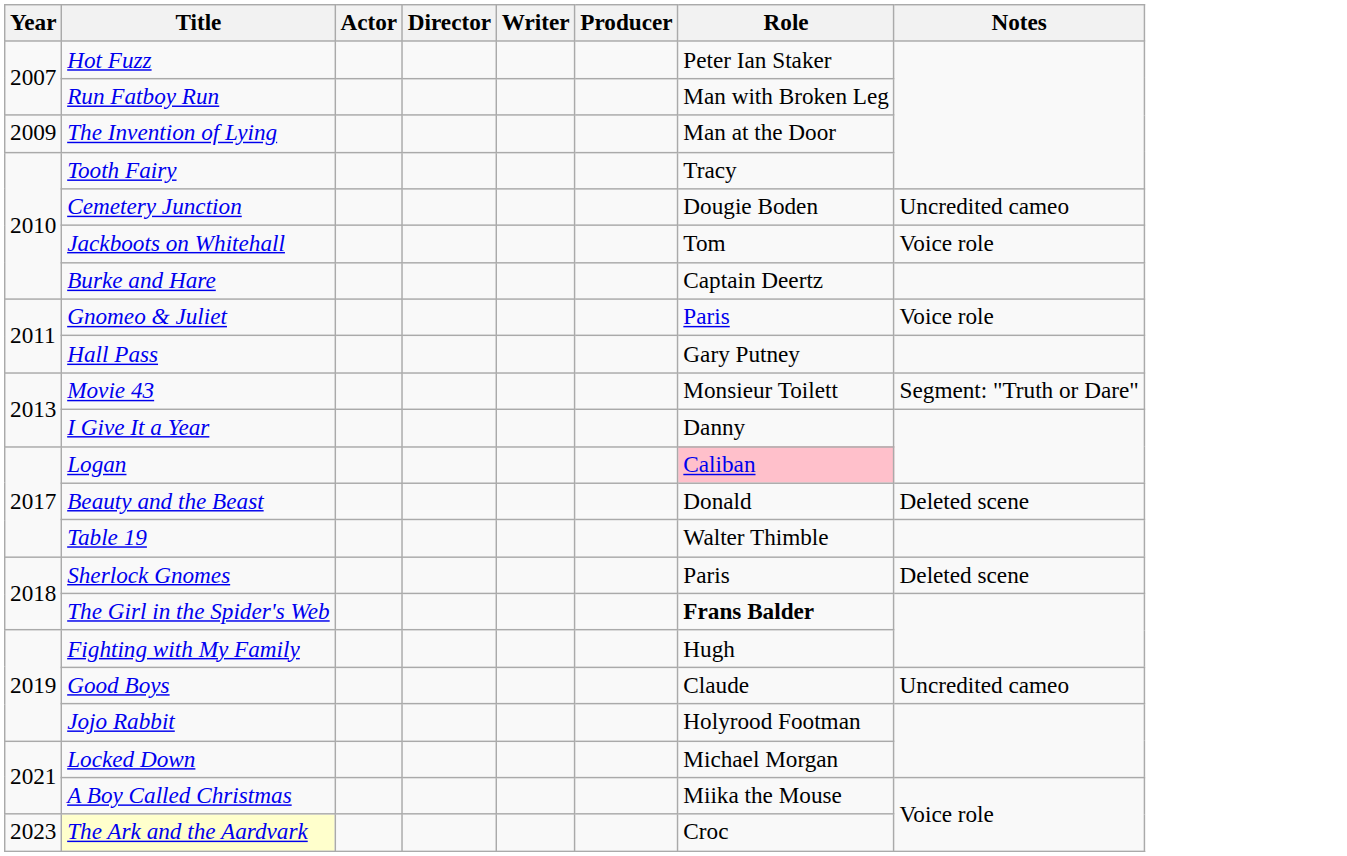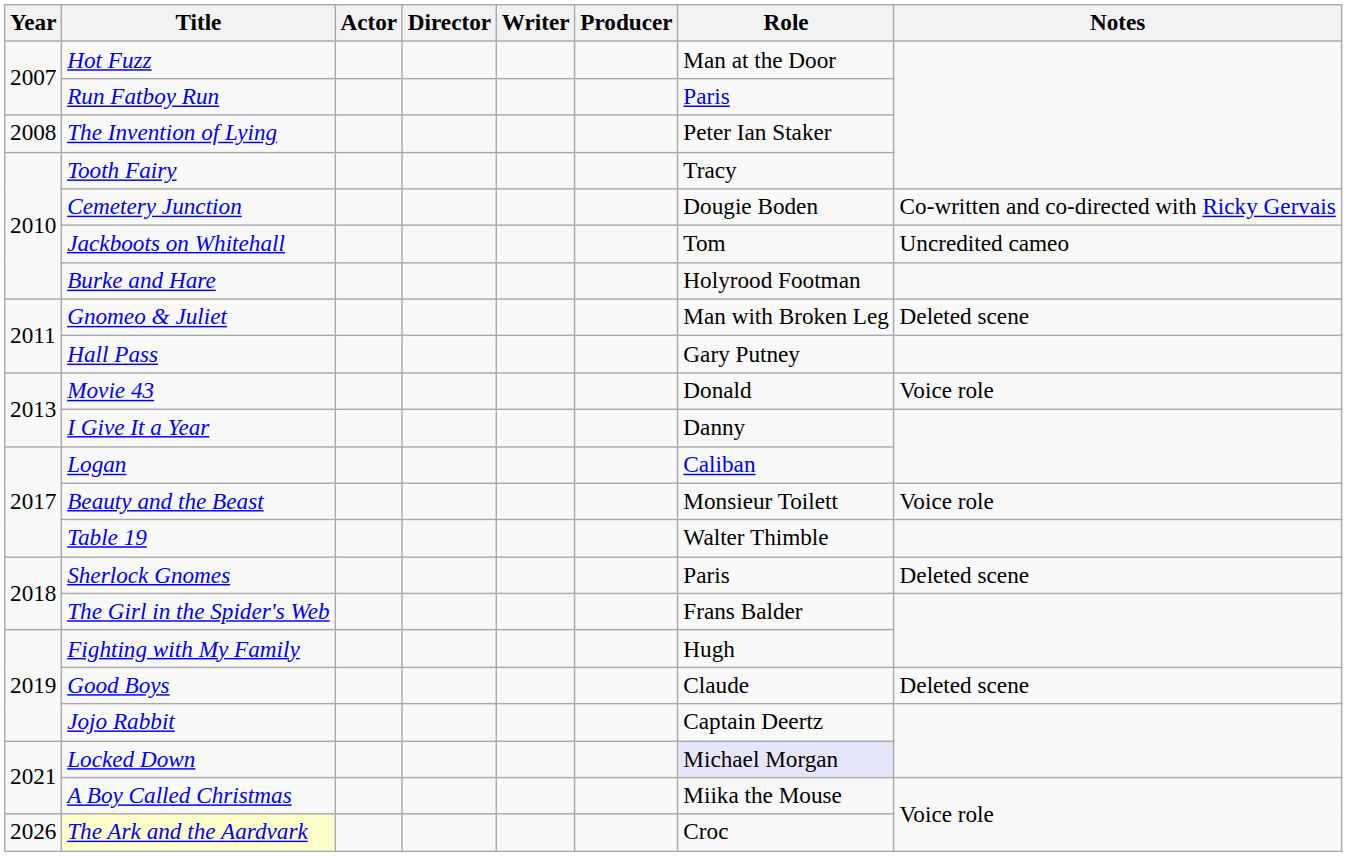(757, 59) Peter Ian Staker -> (760, 59) Man at the Door
(786, 96) Man with Broken Leg -> (707, 96) Paris
(33, 133) 2009 -> (33, 133) 2008
(760, 133) Man at the Door -> (757, 133) Peter Ian Staker
(984, 206) Uncredited cameo -> (1118, 206) Co-written and co-directed with Ricky Gervais
(947, 243) Voice role -> (984, 243) Uncredited cameo
(753, 280) Captain Deertz -> (772, 280) Holyrood Footman
(707, 317) Paris -> (786, 317) Man with Broken Leg
(947, 317) Voice role -> (964, 317) Deleted scene
(761, 390) Monsieur Toilett -> (718, 390) Donald
(1019, 390) Segment: "Truth or Dare" -> (947, 390) Voice role
(719, 464) pink background -> (719, 464) no background
(718, 501) Donald -> (761, 501) Monsieur Toilett
(964, 501) Deleted scene -> (947, 501) Voice role
(749, 611) bold -> (743, 611) normal
(984, 685) Uncredited cameo -> (964, 685) Deleted scene
(772, 721) Holyrood Footman -> (753, 721) Captain Deertz
(761, 758) no background -> (761, 758) lavender background
(33, 832) 2023 -> (33, 832) 2026
